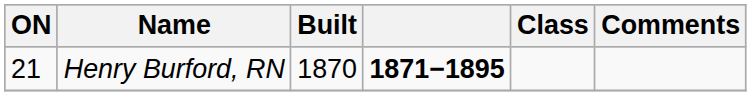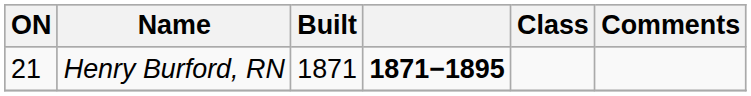(327, 68) 1870 -> (327, 68) 1871
